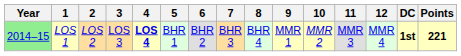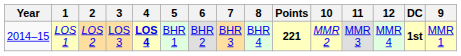columns swapped: (288, 13) <-> (437, 13)
(28, 36) lightgreen background -> (28, 36) no background
